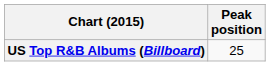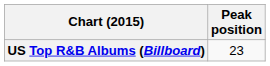(237, 50) 25 -> (237, 50) 23
